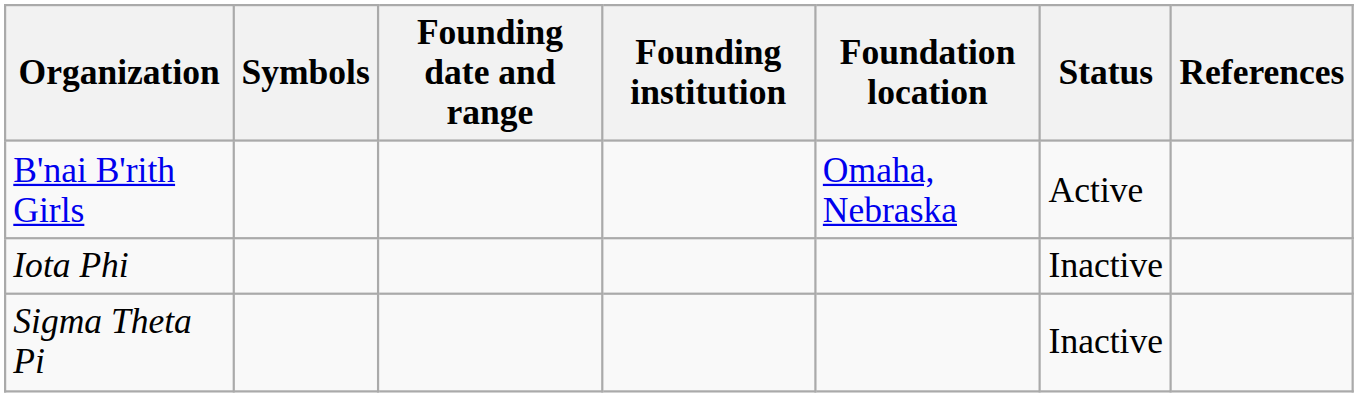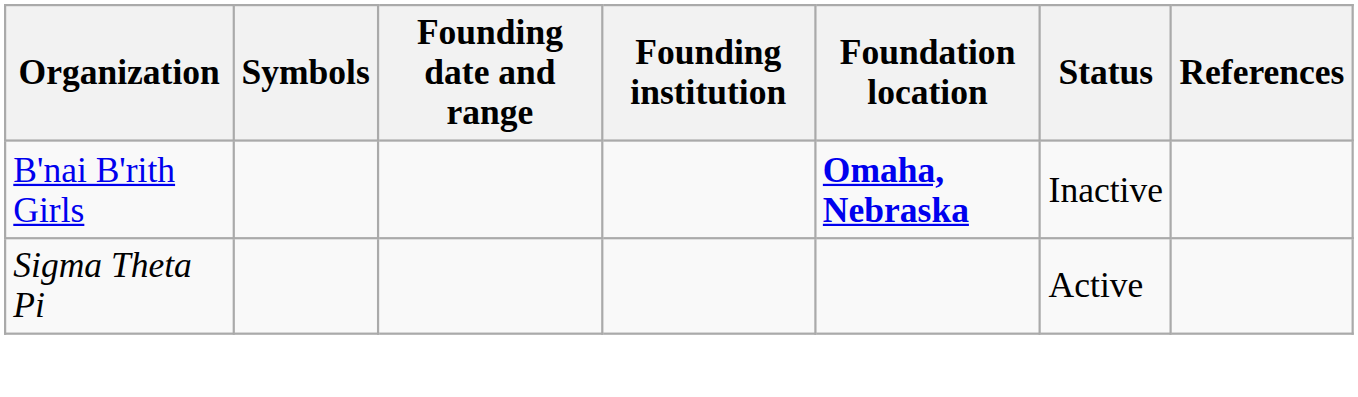(890, 188) normal -> (896, 188) bold
(1096, 188) Active -> (1106, 188) Inactive
- row: (71, 265)
(1106, 341) Inactive -> (1096, 285) Active
